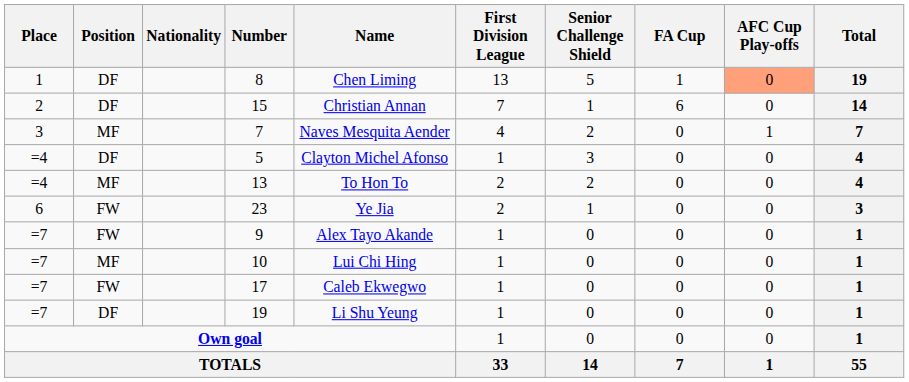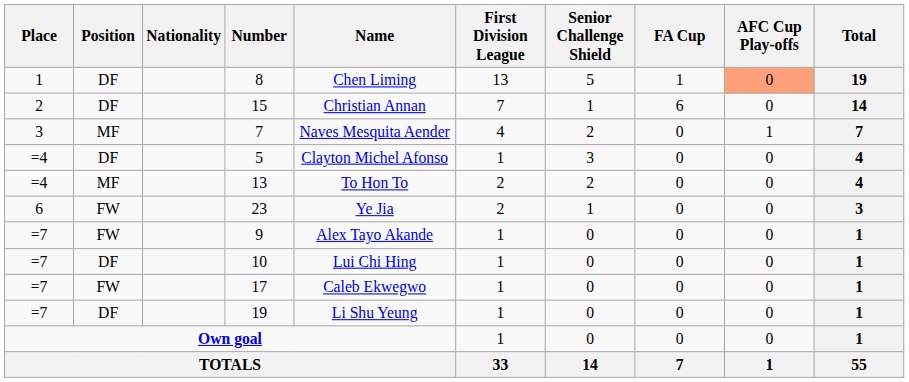(108, 261) MF -> (108, 261) DF
